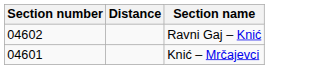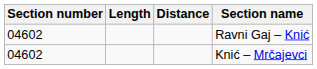+ column: (130, 14)
(25, 54) 04601 -> (25, 54) 04602
